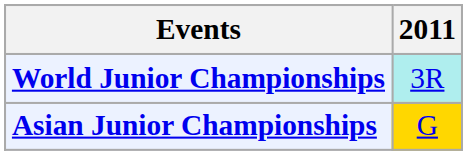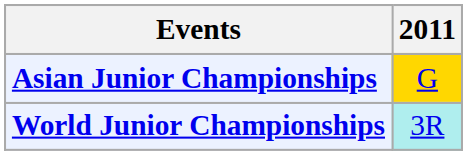rows swapped: (194, 126) <-> (198, 77)
